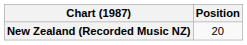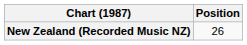(218, 31) 20 -> (218, 31) 26
